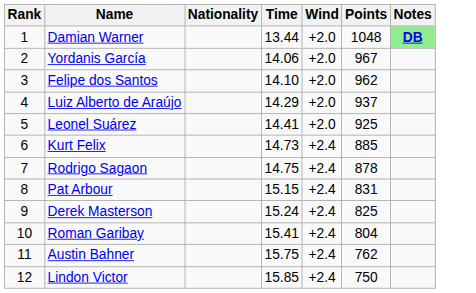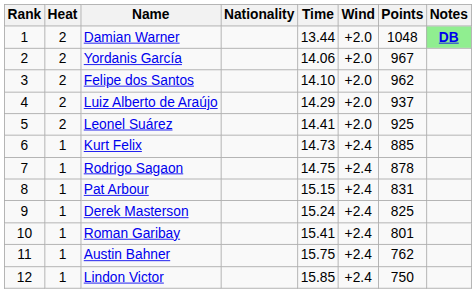+ column: (63, 15)
(366, 233) 804 -> (402, 233) 801
